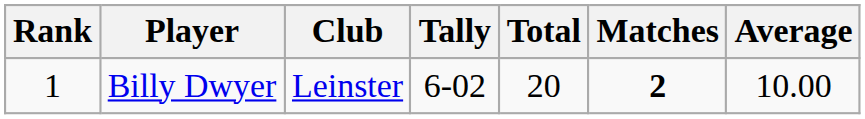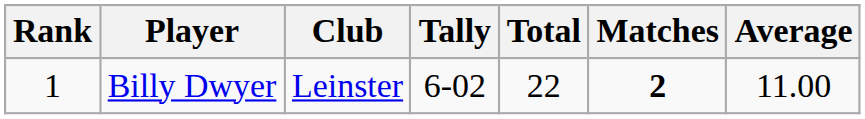(544, 85) 20 -> (544, 85) 22
(794, 85) 10.00 -> (794, 85) 11.00
